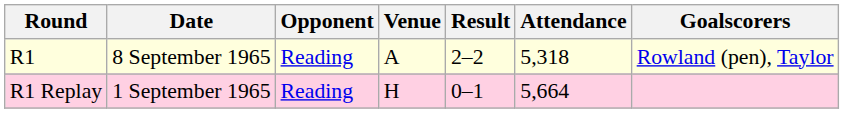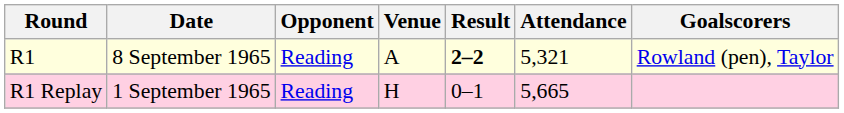(467, 56) normal -> (467, 56) bold
(545, 56) 5,318 -> (545, 56) 5,321
(545, 90) 5,664 -> (545, 90) 5,665
